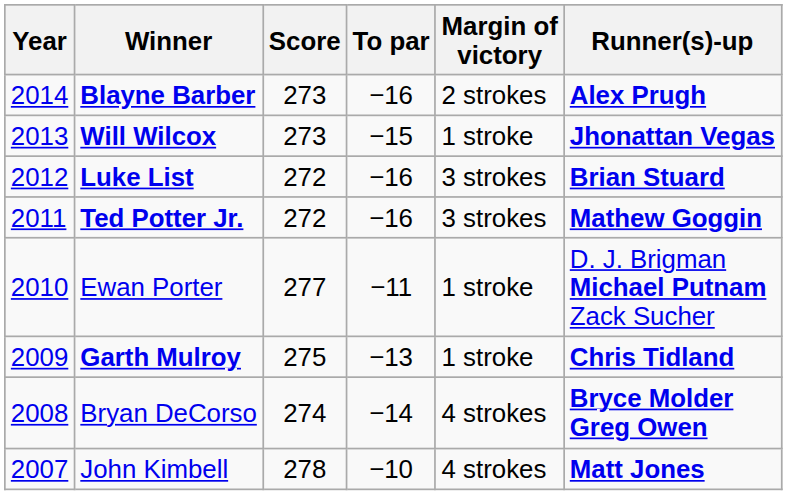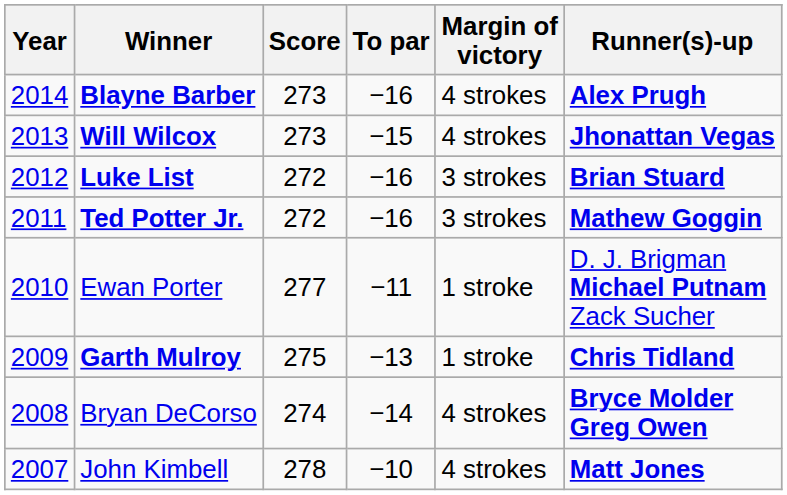(494, 95) 2 strokes -> (494, 95) 4 strokes
(488, 136) 1 stroke -> (494, 136) 4 strokes
